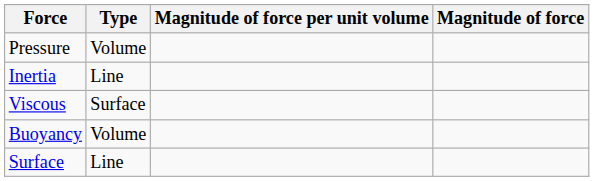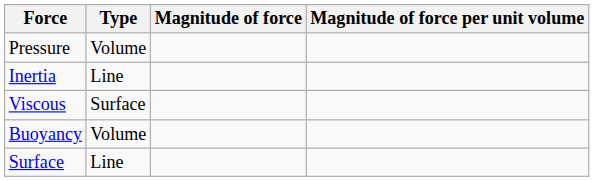columns swapped: (511, 18) <-> (292, 18)
